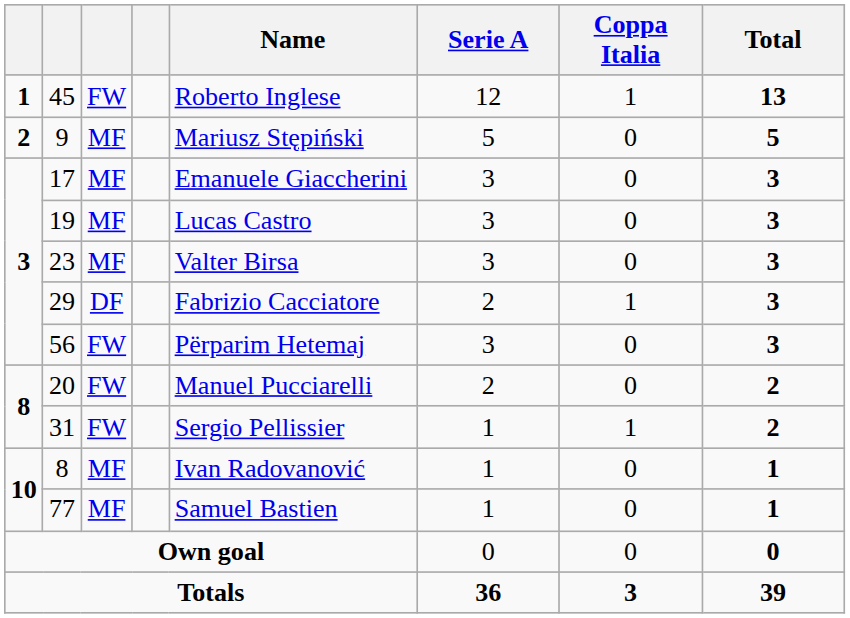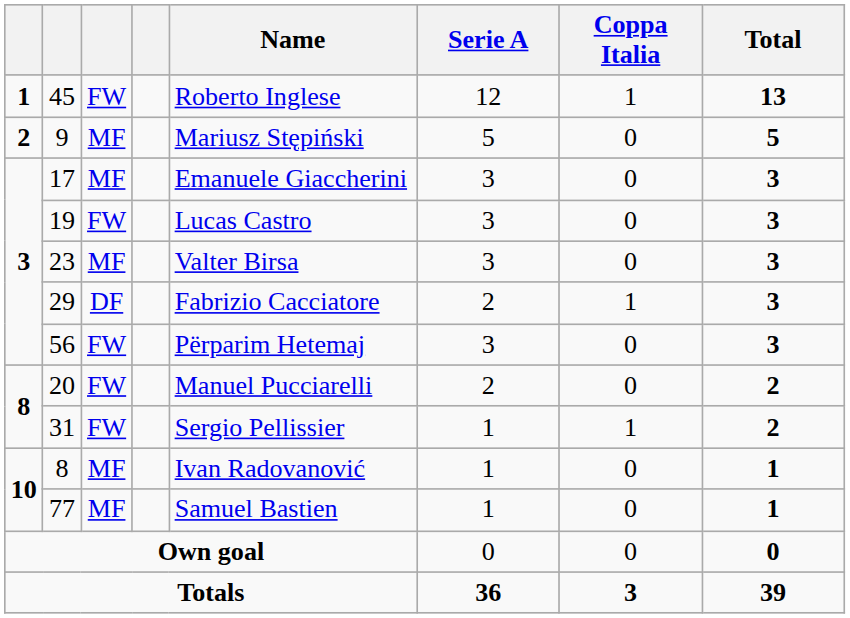(107, 219) MF -> (107, 219) FW
